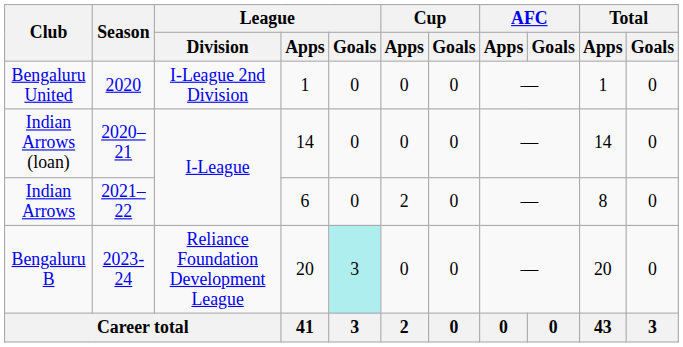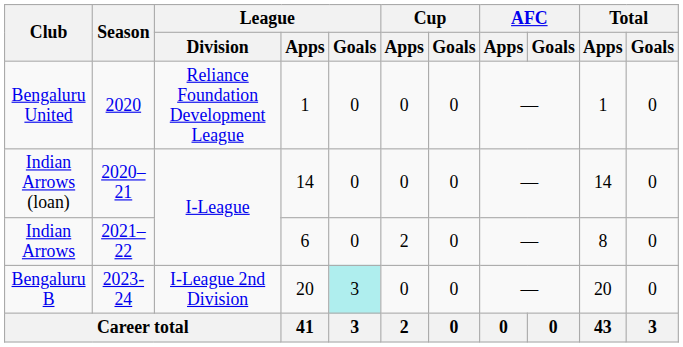(218, 84) I-League 2nd Division -> (218, 104) Reliance Foundation Development League
(218, 269) Reliance Foundation Development League -> (218, 289) I-League 2nd Division
